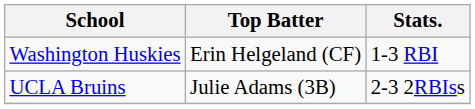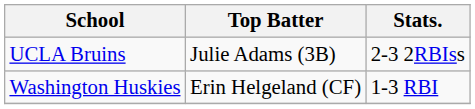rows swapped: (68, 86) <-> (95, 53)
